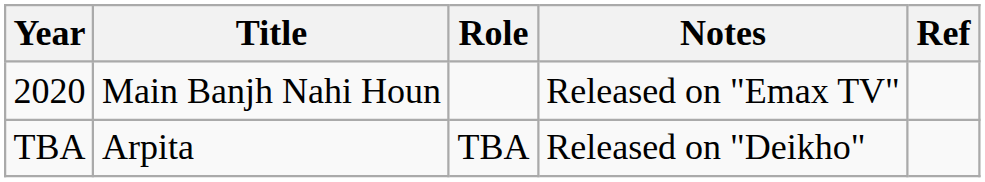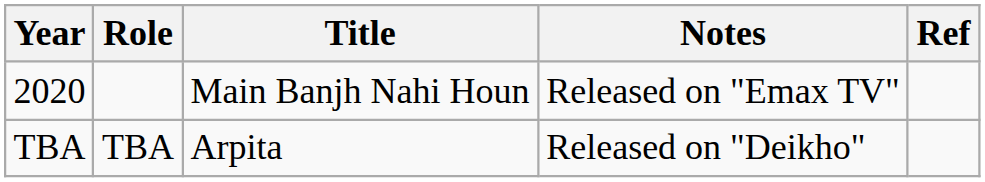columns swapped: (271, 33) <-> (494, 33)
